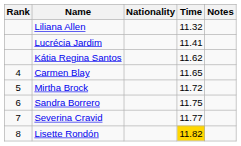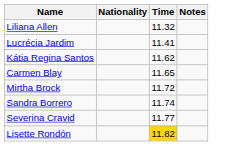- column: (18, 12)
(191, 103) 11.75 -> (163, 103) 11.74
